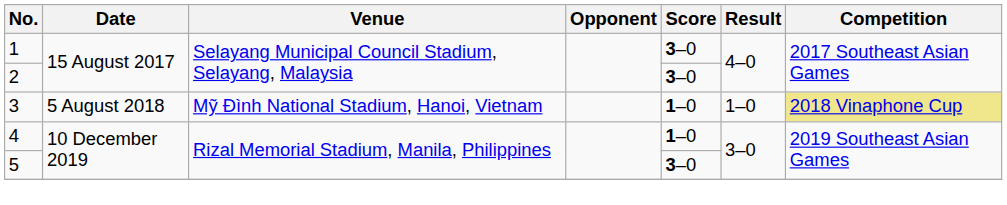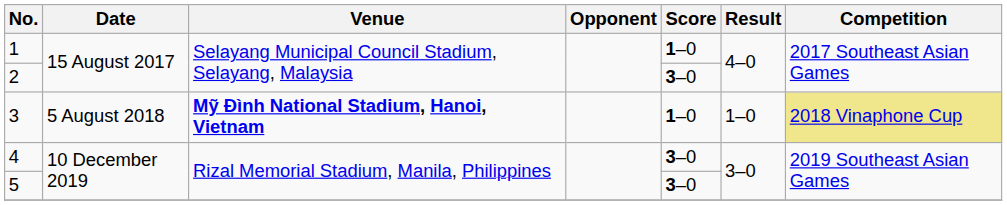(681, 48) 3–0 -> (681, 48) 1–0
(368, 106) normal -> (340, 116) bold
(681, 135) 1–0 -> (681, 156) 3–0
